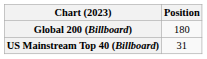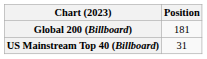(182, 29) 180 -> (182, 29) 181
